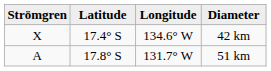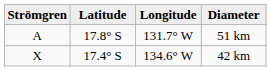rows swapped: (234, 55) <-> (234, 35)
